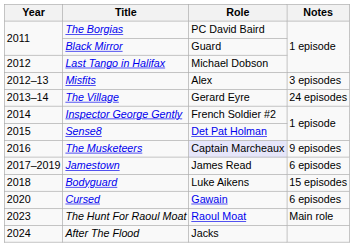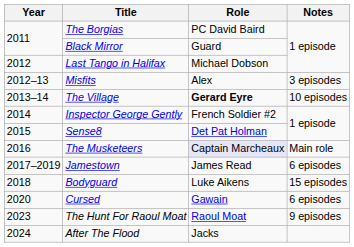(220, 98) normal -> (222, 98) bold
(318, 98) 24 episodes -> (318, 98) 10 episodes
(315, 149) 9 episodes -> (311, 149) Main role
(311, 217) Main role -> (315, 217) 9 episodes
